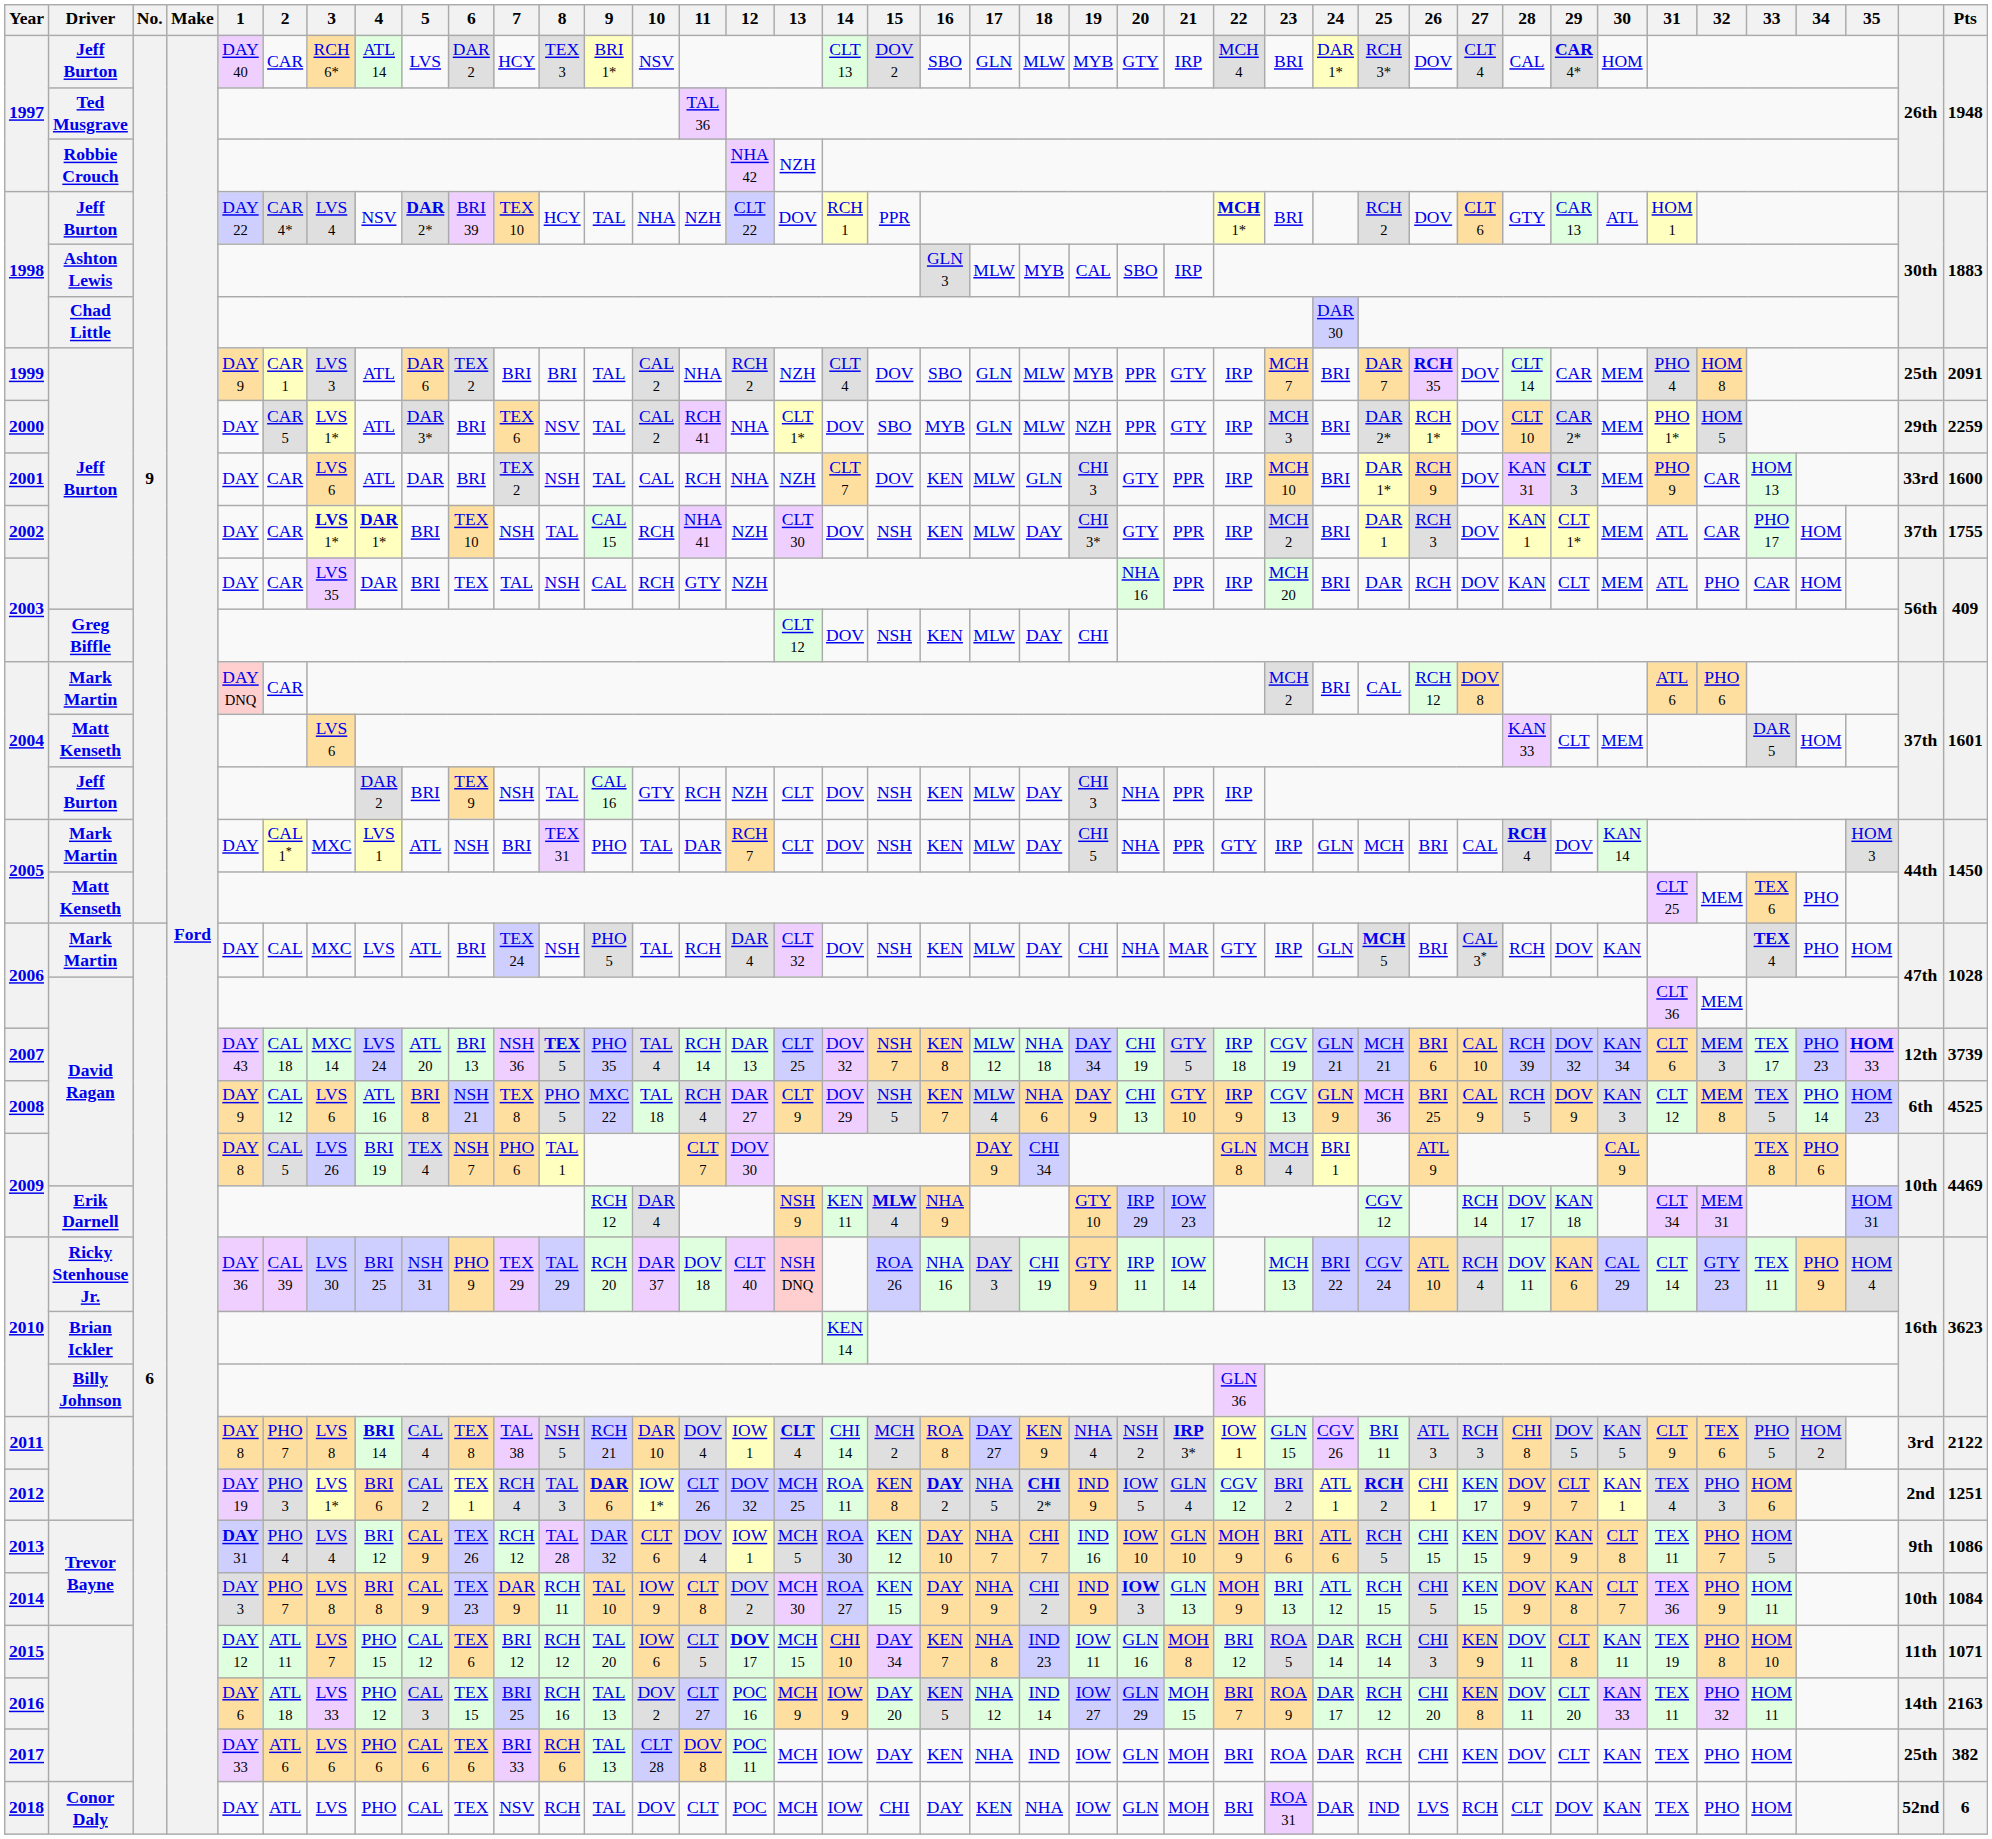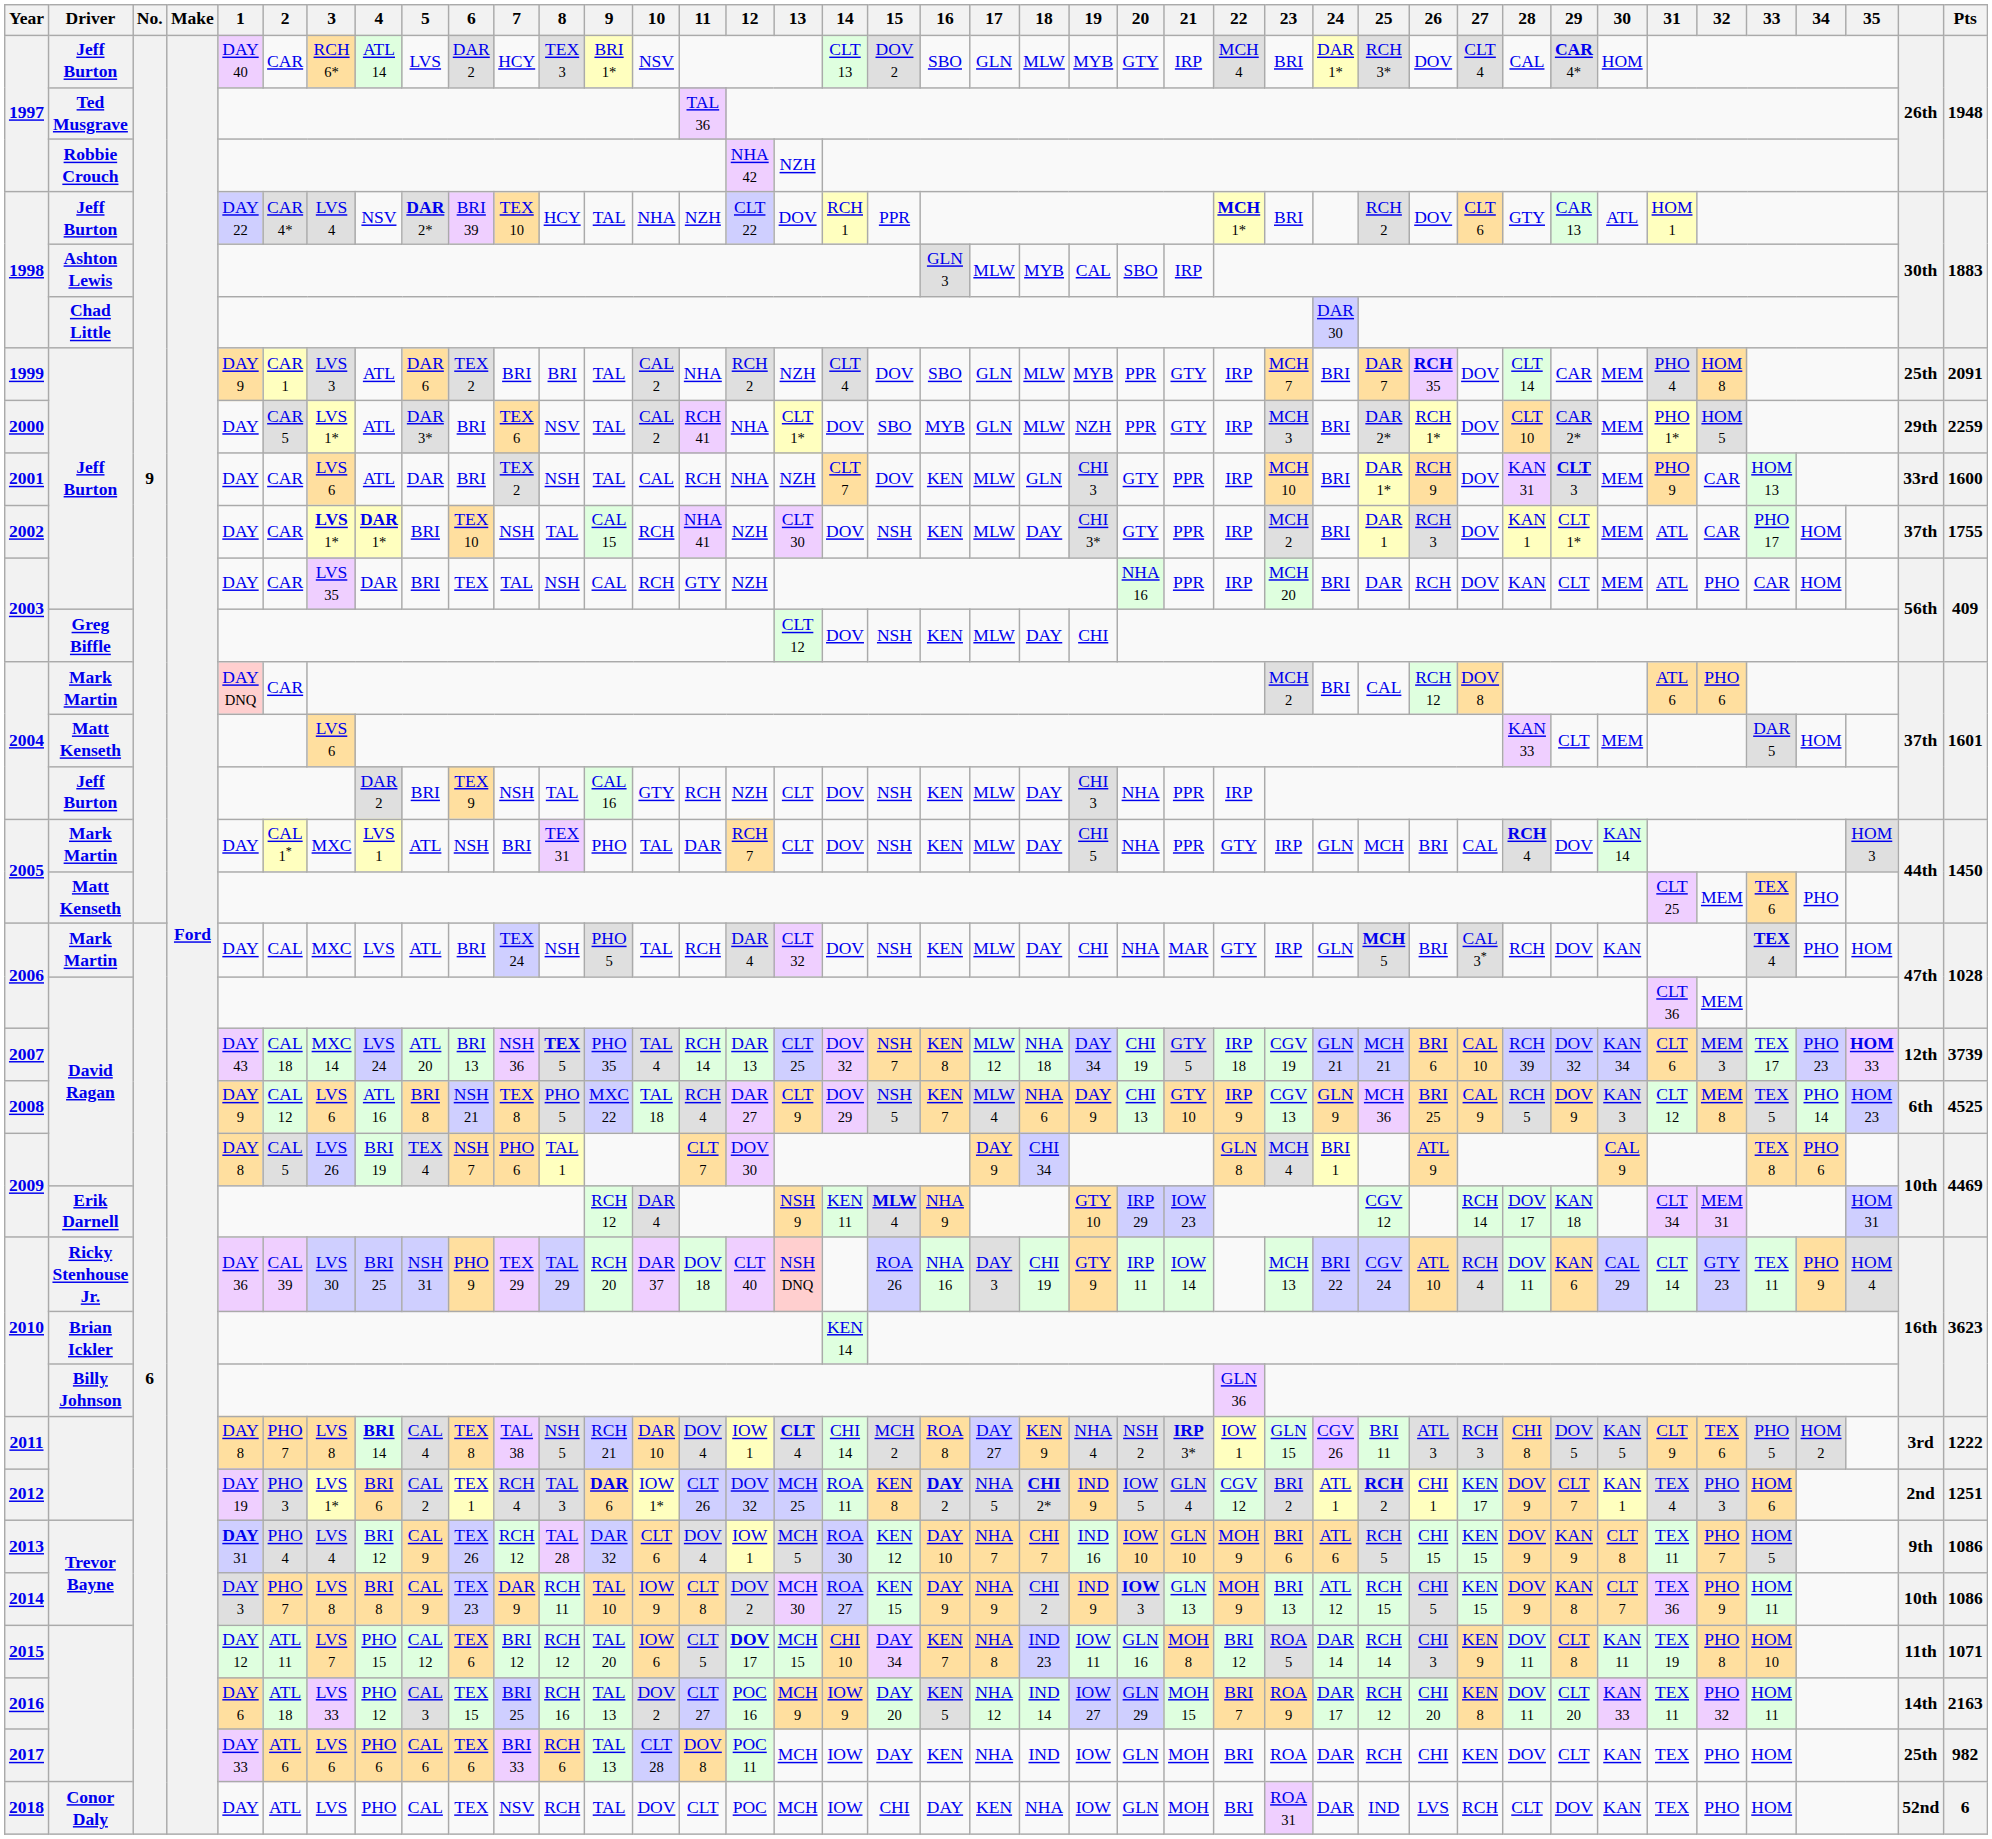(1965, 1442) 2122 -> (1965, 1442) 1222
(1965, 1598) 1084 -> (1965, 1598) 1086
(1965, 1755) 382 -> (1965, 1755) 982
